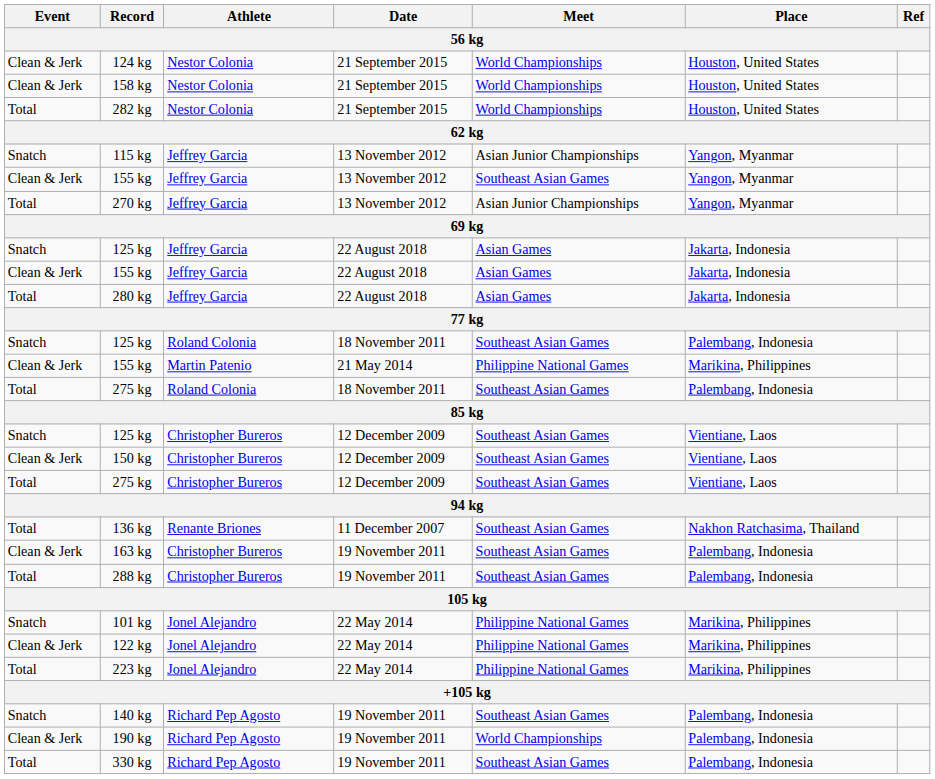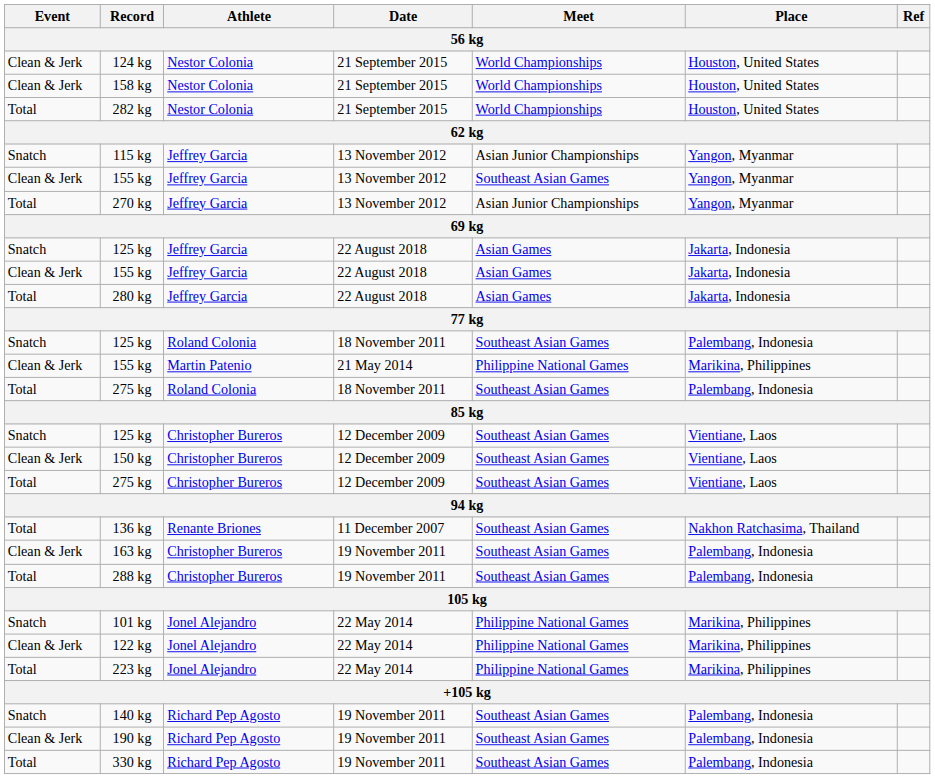(539, 738) World Championships -> (542, 738) Southeast Asian Games
